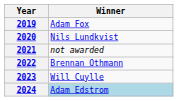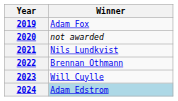(84, 37) Nils Lundkvist -> (77, 37) not awarded
(77, 50) not awarded -> (84, 50) Nils Lundkvist
